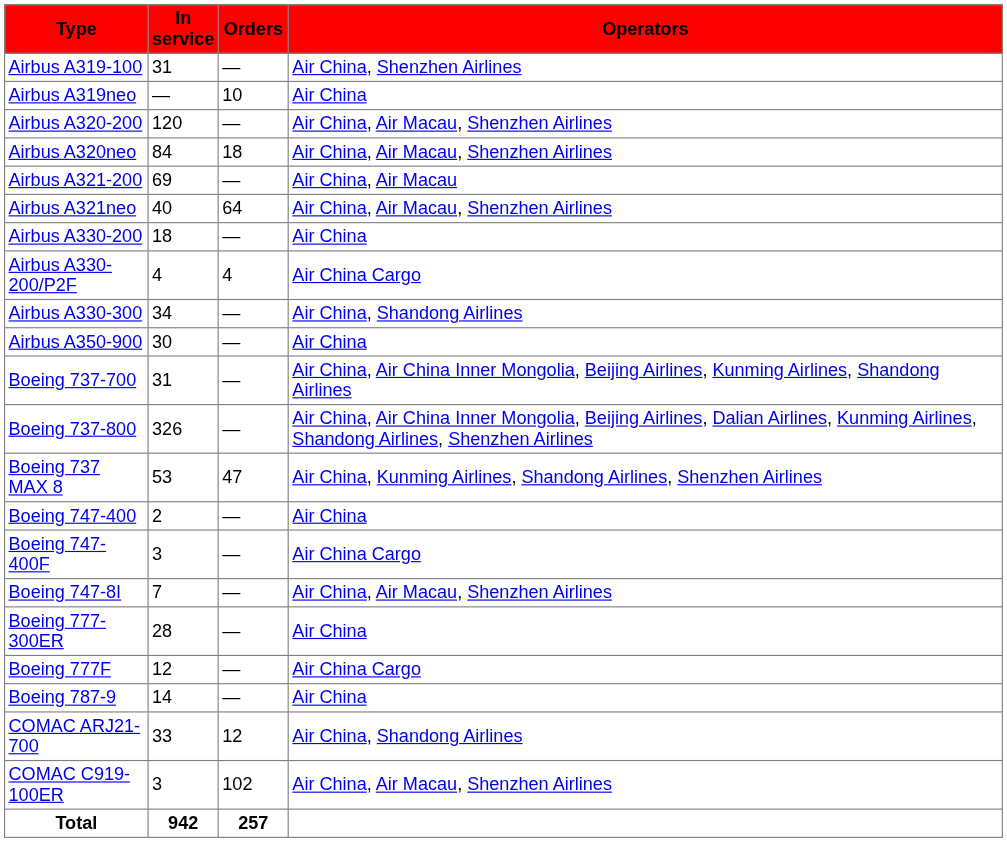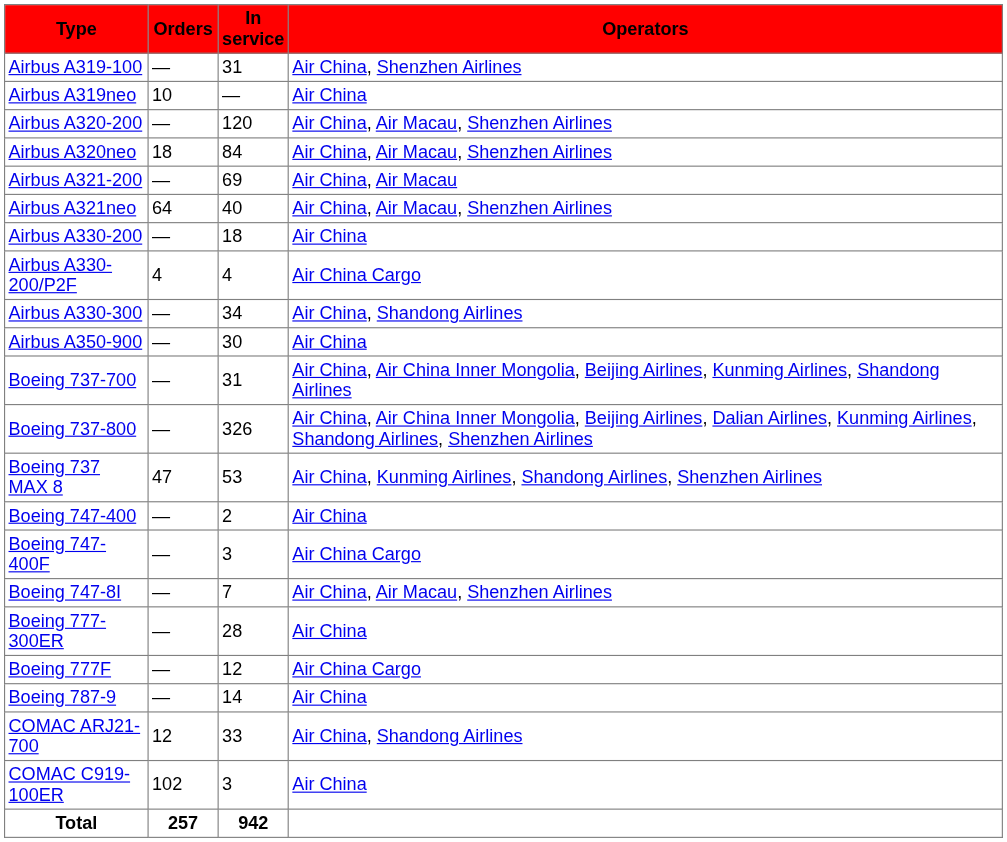columns swapped: (183, 28) <-> (253, 28)
(452, 784) Air China, Air Macau, Shenzhen Airlines -> (330, 784) Air China
